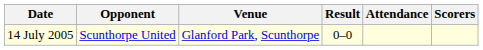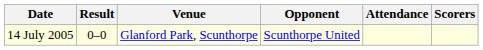columns swapped: (128, 14) <-> (343, 14)
